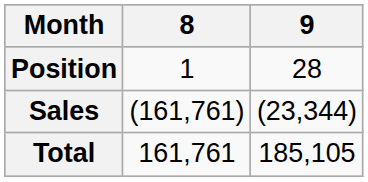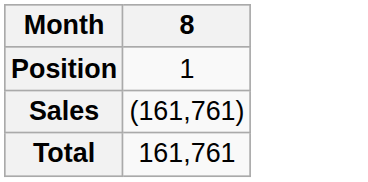- column: (307, 25)
